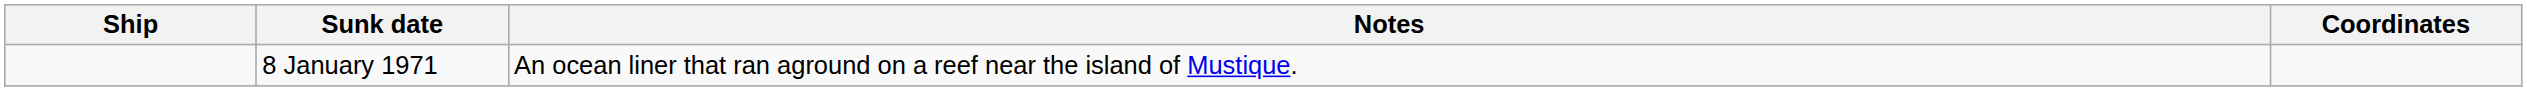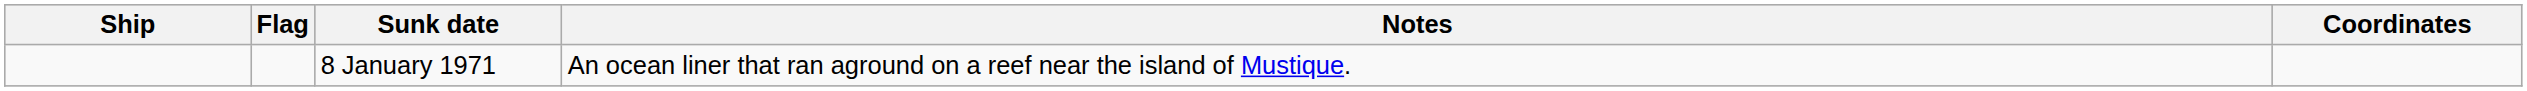+ column: (283, 24)
